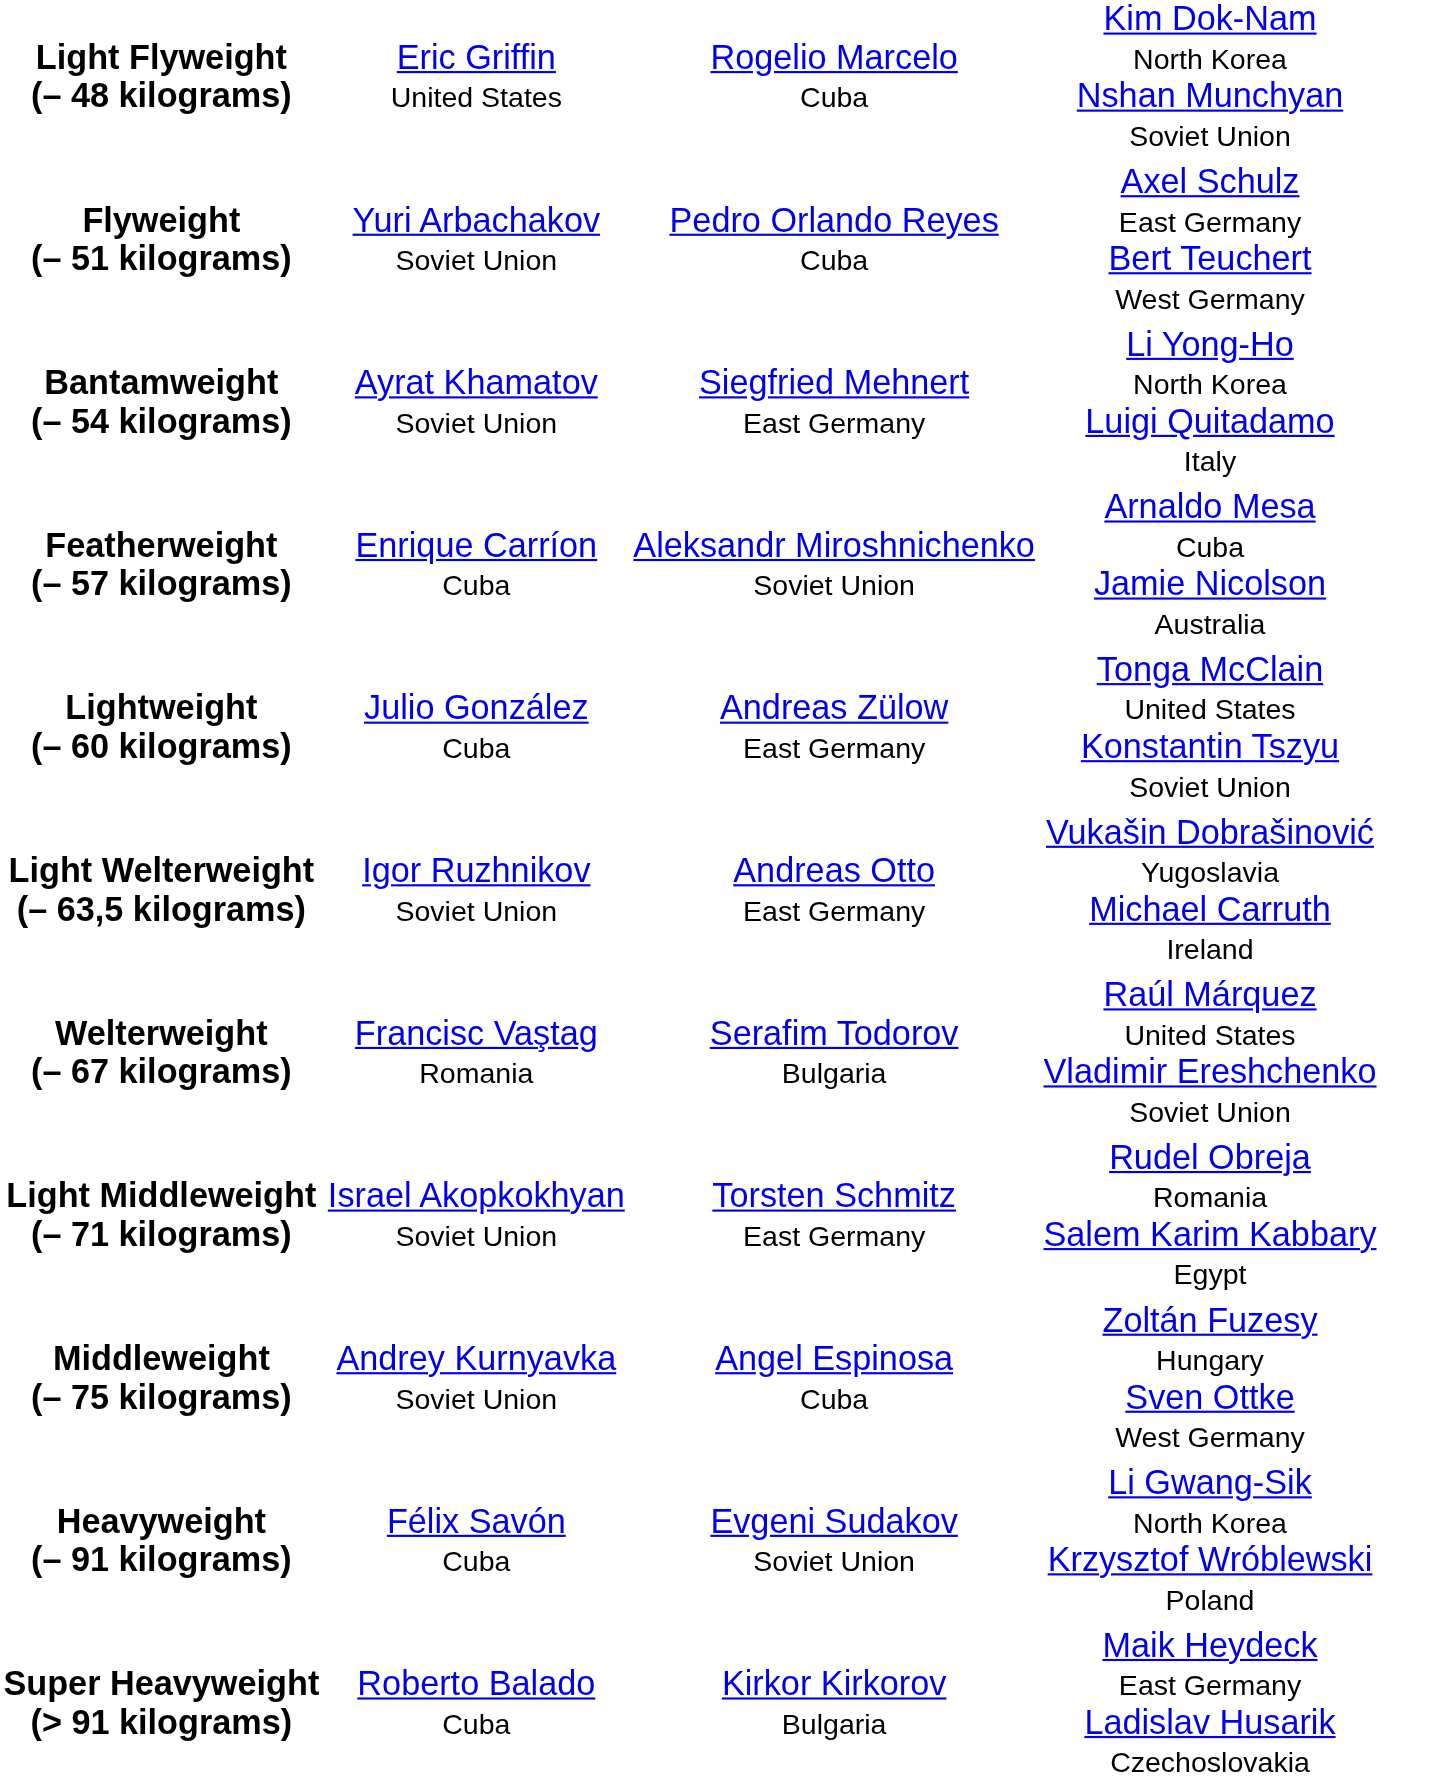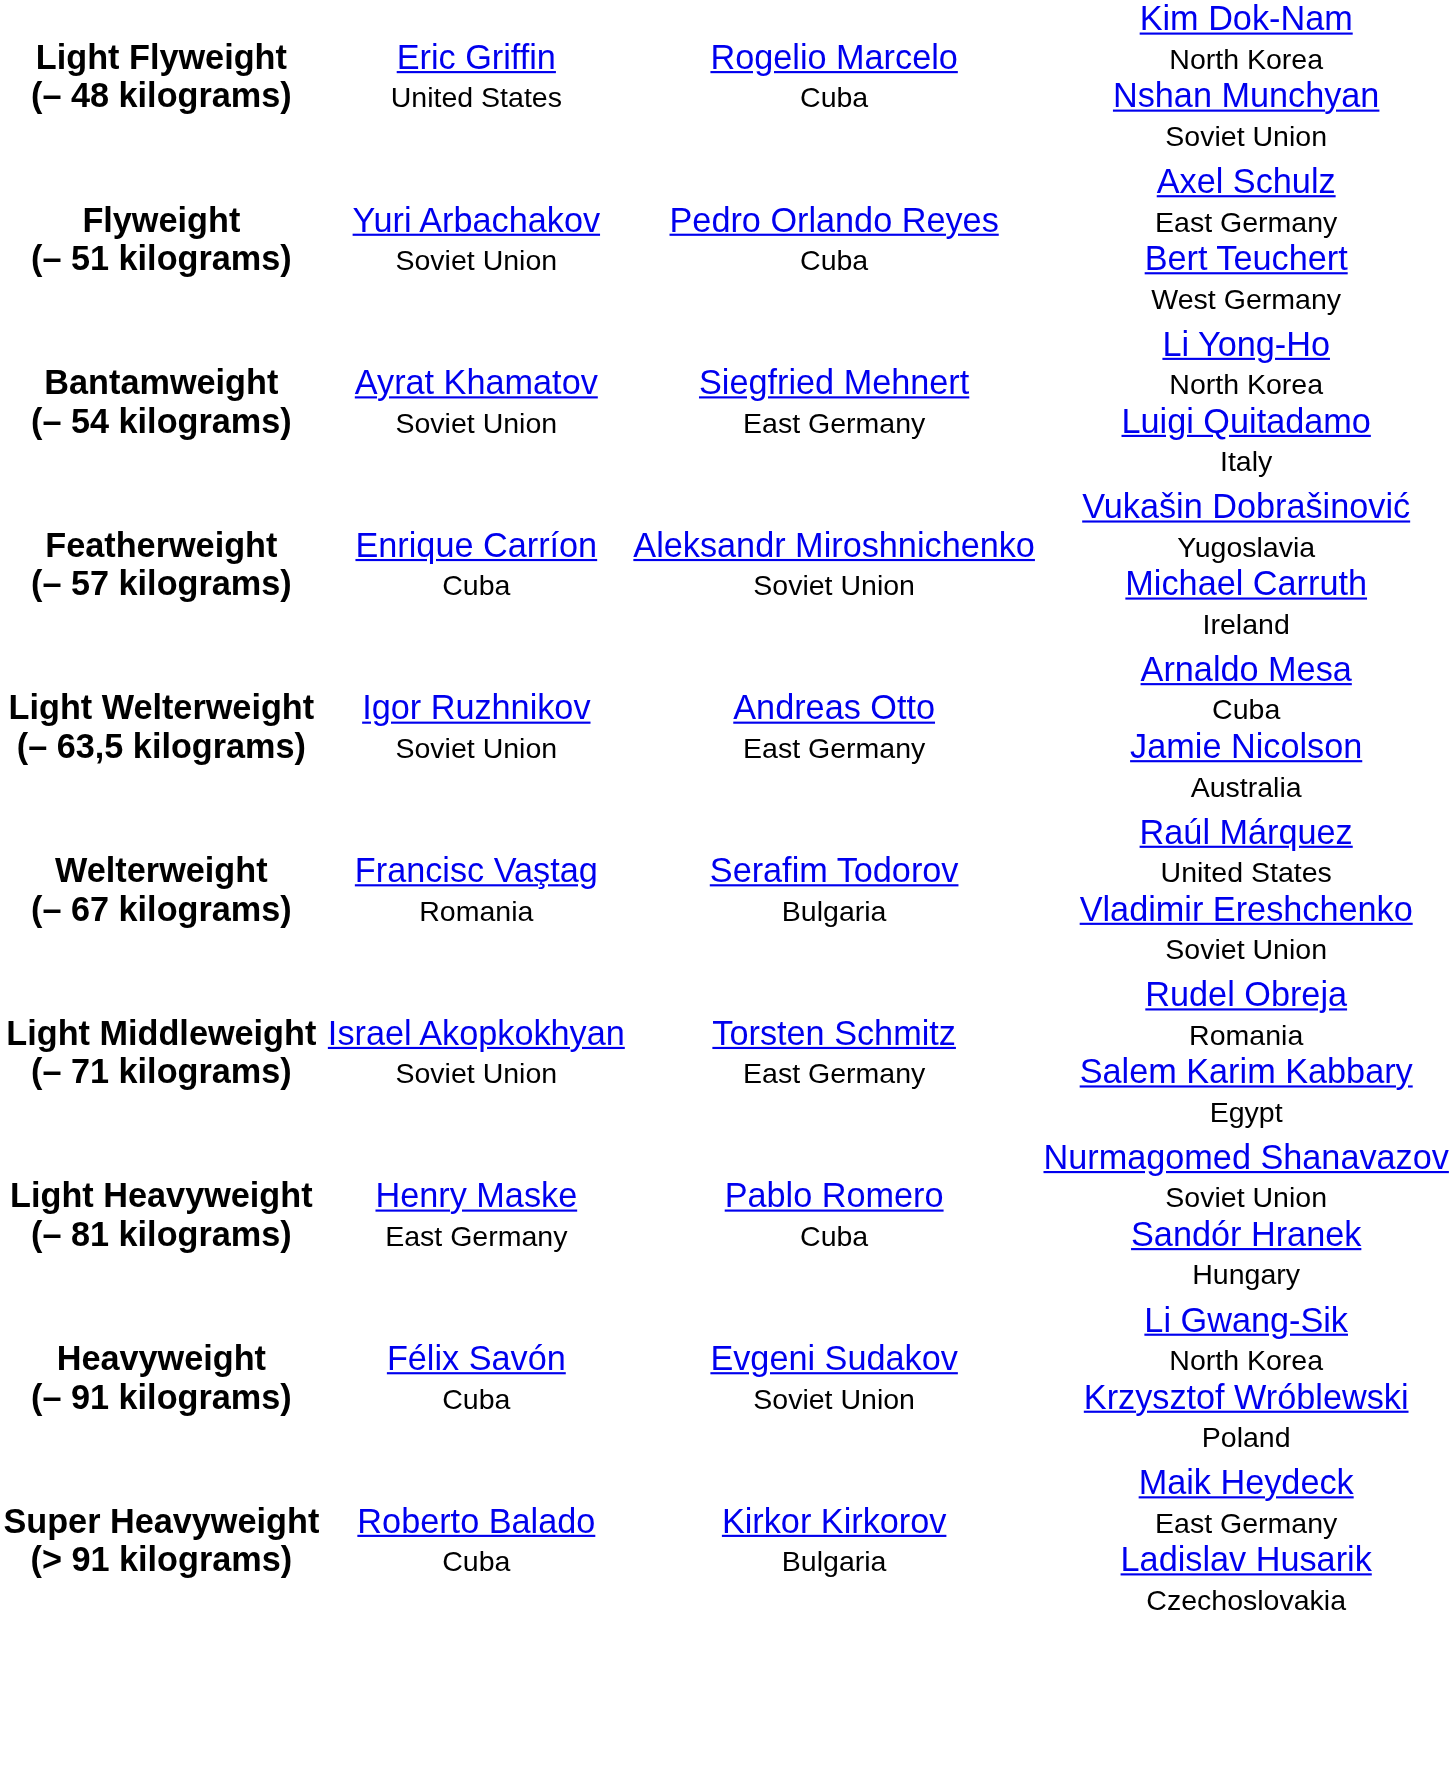(1210, 564) Arnaldo Mesa Cuba Jamie Nicolson Australia -> (1246, 564) Vukašin Dobrašinović Yugoslavia Michael Carruth Ireland
- row: (161, 727)
(1210, 890) Vukašin Dobrašinović Yugoslavia Michael Carruth Ireland -> (1246, 727) Arnaldo Mesa Cuba Jamie Nicolson Australia
- row: (161, 1378)
+ row: (161, 1215)
